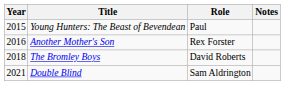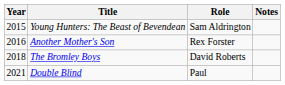(198, 27) Paul -> (220, 27) Sam Aldrington
(220, 73) Sam Aldrington -> (198, 73) Paul
